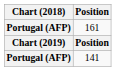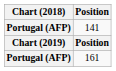rows swapped: (92, 27) <-> (92, 58)
